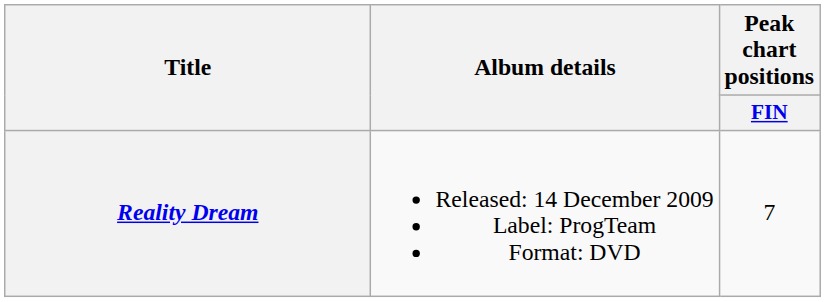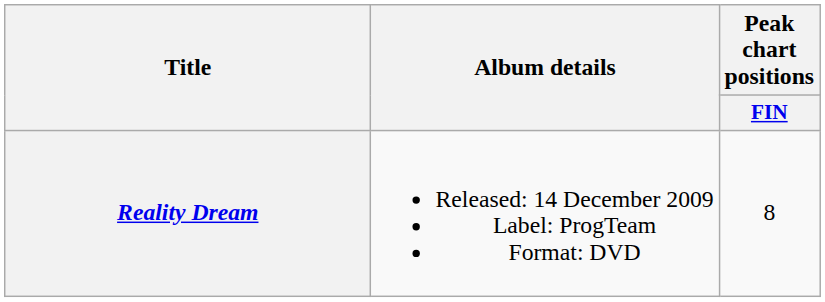(769, 212) 7 -> (769, 212) 8
